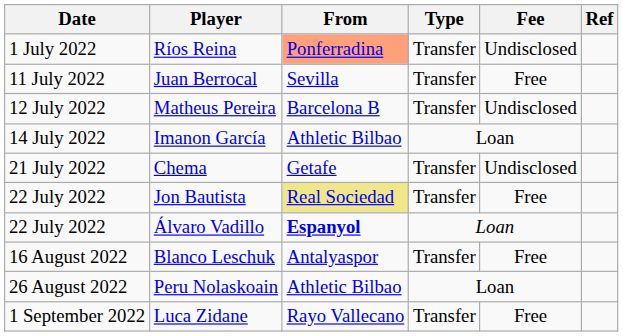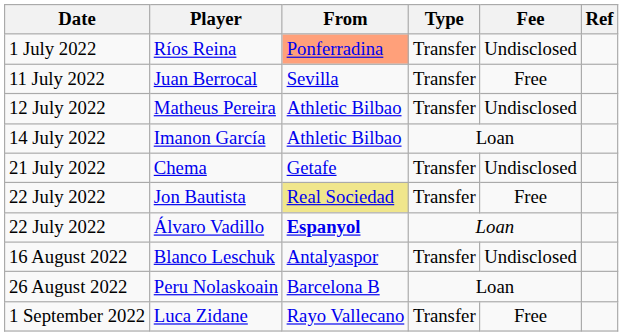(333, 108) Barcelona B -> (344, 108) Athletic Bilbao
(531, 256) Free -> (531, 256) Undisclosed
(344, 286) Athletic Bilbao -> (333, 286) Barcelona B
